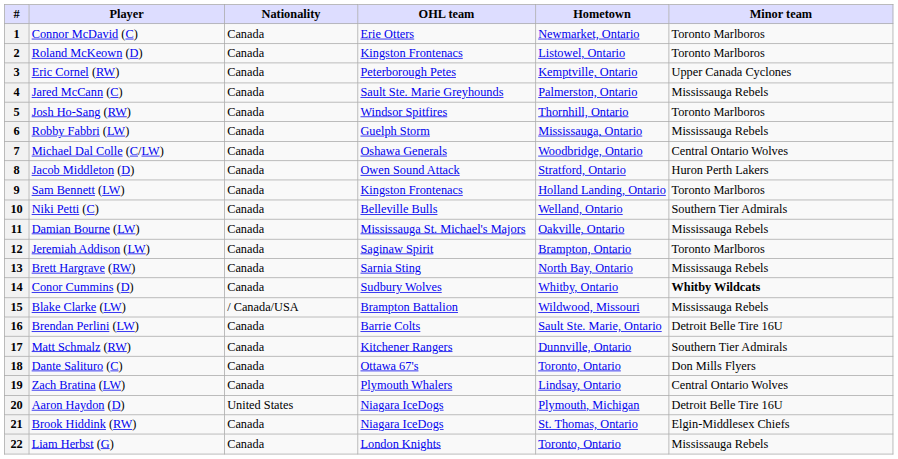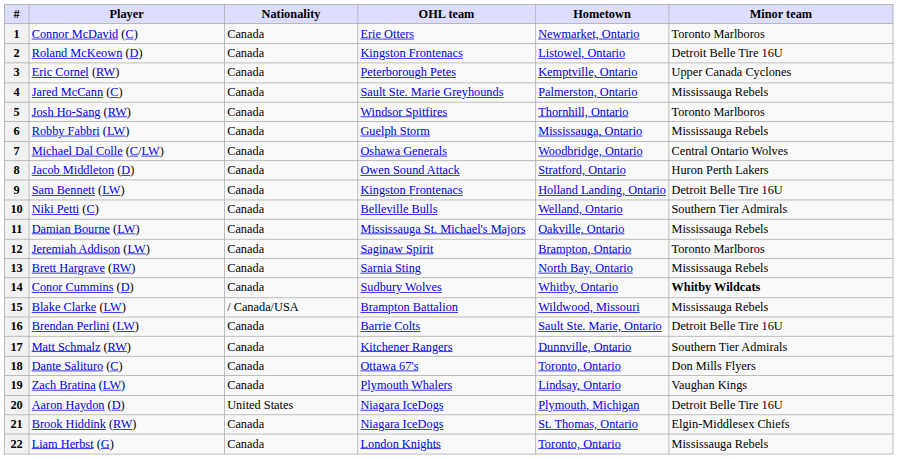(718, 53) Toronto Marlboros -> (727, 53) Detroit Belle Tire 16U
(718, 190) Toronto Marlboros -> (727, 190) Detroit Belle Tire 16U
(730, 385) Central Ontario Wolves -> (709, 385) Vaughan Kings
